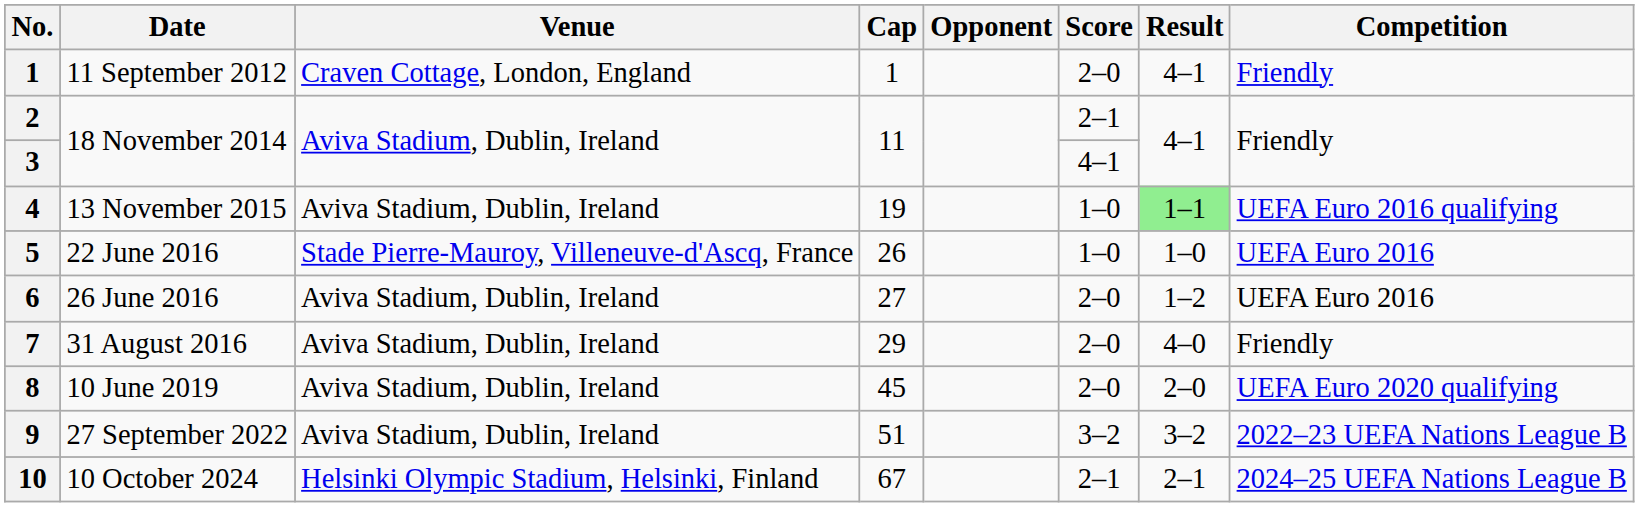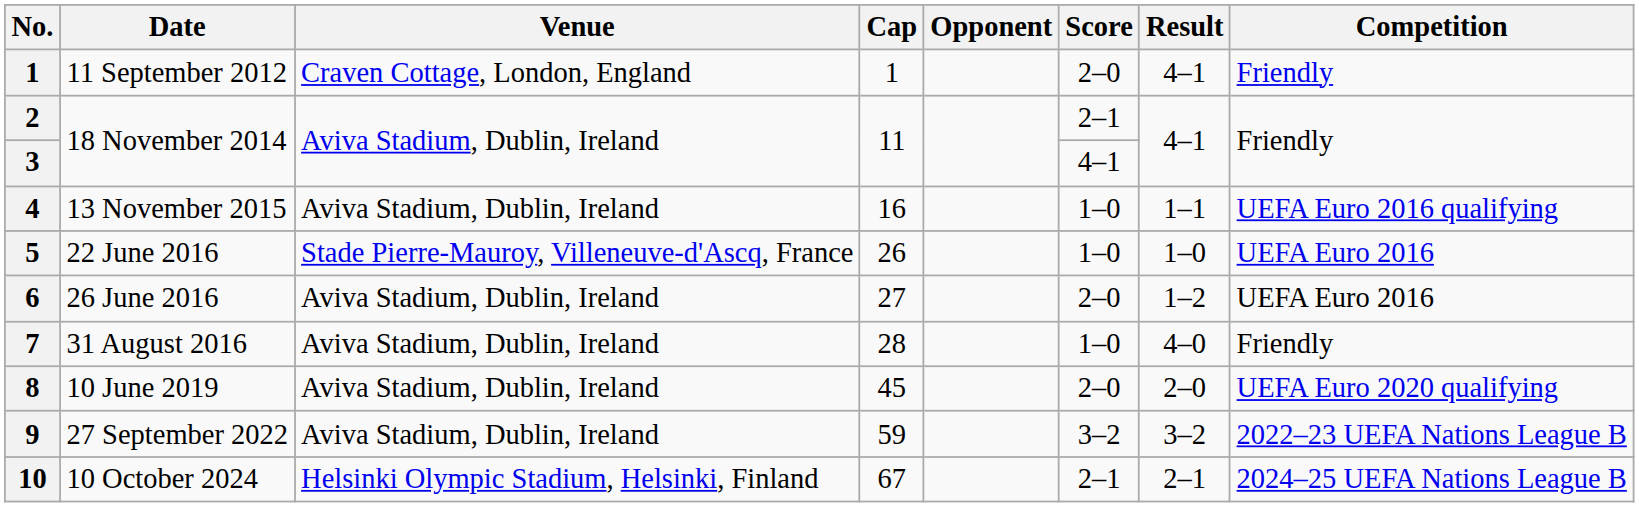(892, 207) 19 -> (892, 207) 16
(1185, 207) lightgreen background -> (1185, 207) no background
(892, 343) 29 -> (892, 343) 28
(1099, 343) 2–0 -> (1099, 343) 1–0
(892, 433) 51 -> (892, 433) 59
